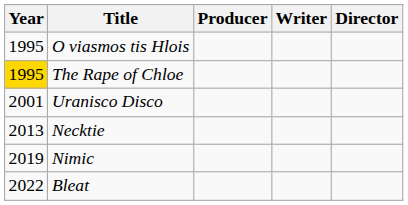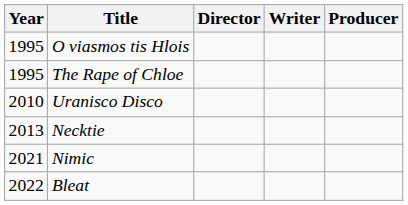columns swapped: (367, 18) <-> (232, 18)
(26, 74) gold background -> (26, 74) no background
(26, 102) 2001 -> (26, 102) 2010
(26, 158) 2019 -> (26, 158) 2021
